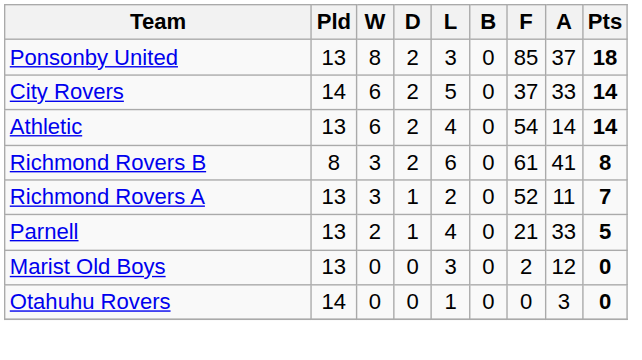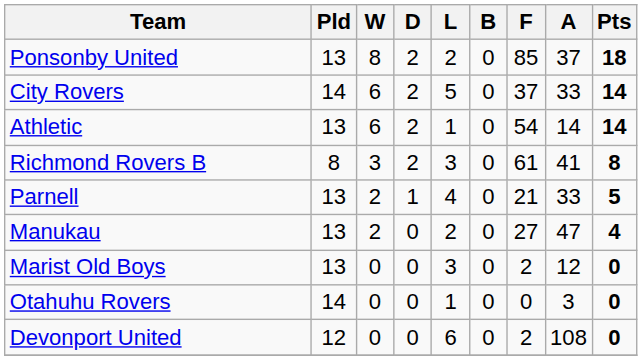(451, 57) 3 -> (451, 57) 2
(451, 127) 4 -> (451, 127) 1
(451, 162) 6 -> (451, 162) 3
- row: (107, 197)
+ row: (55, 232)
+ row: (96, 337)
